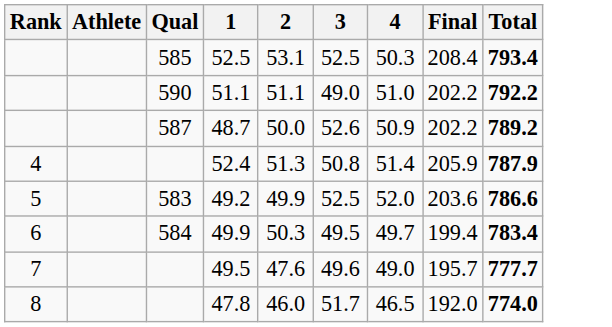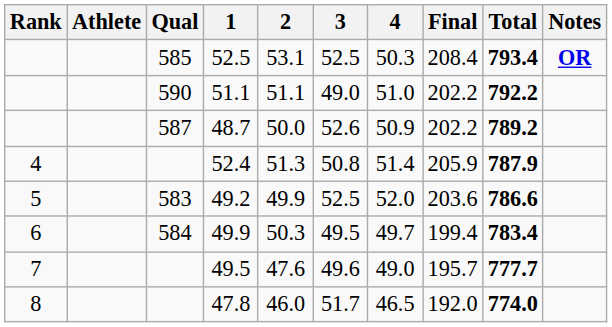+ column: (575, 22)
